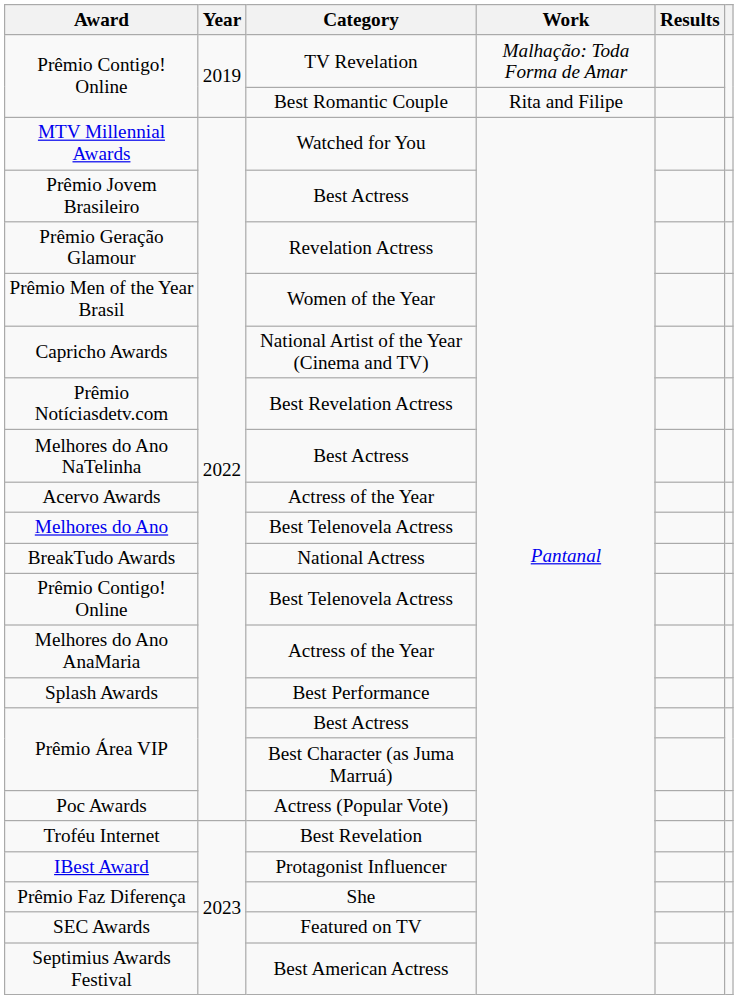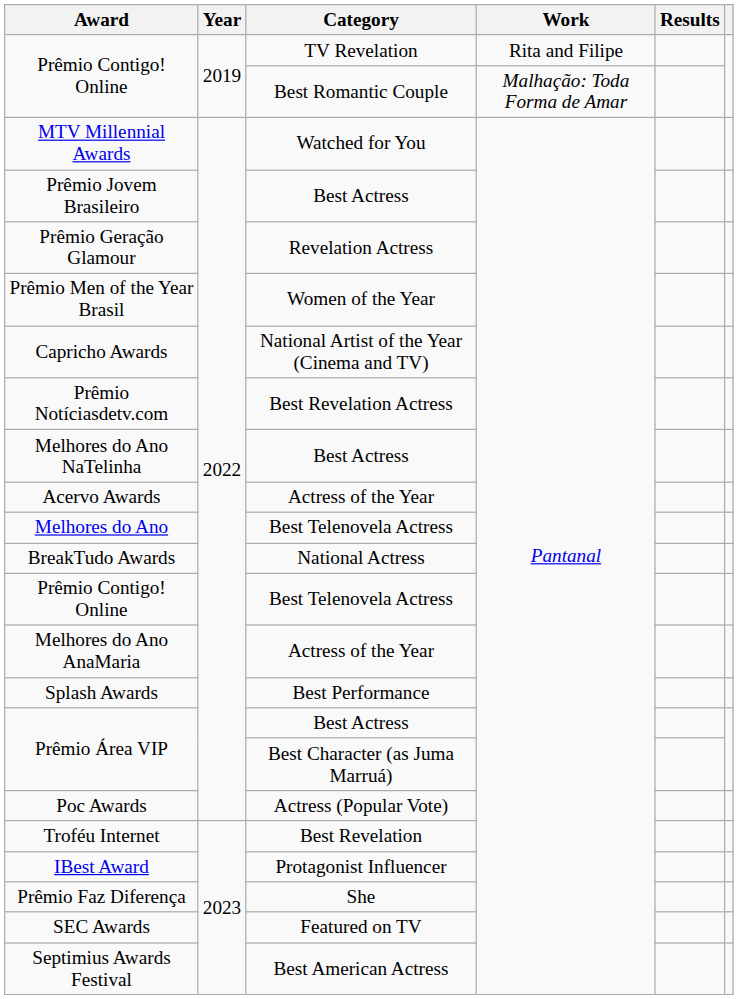(566, 60) Malhação: Toda Forma de Amar -> (566, 50) Rita and Filipe
(566, 102) Rita and Filipe -> (566, 91) Malhação: Toda Forma de Amar
